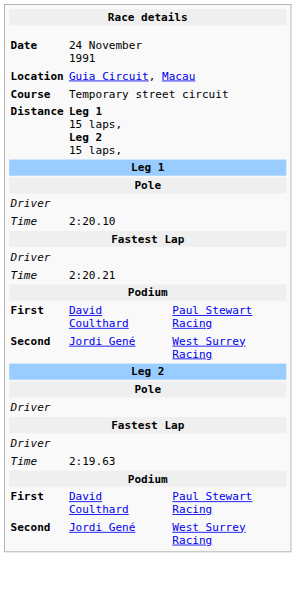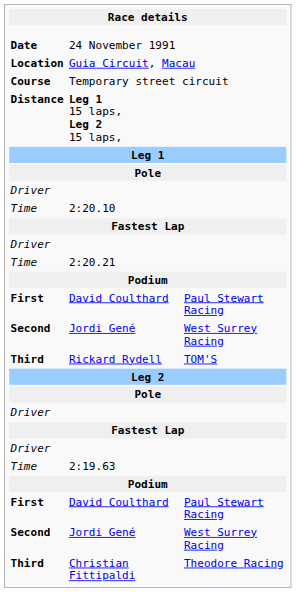+ row: (27, 359)
+ row: (27, 563)
